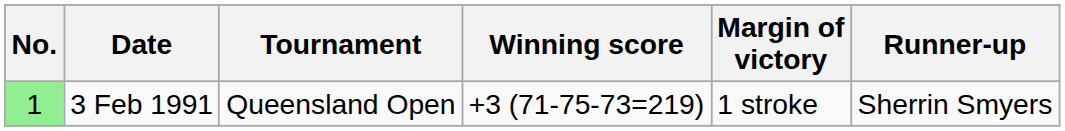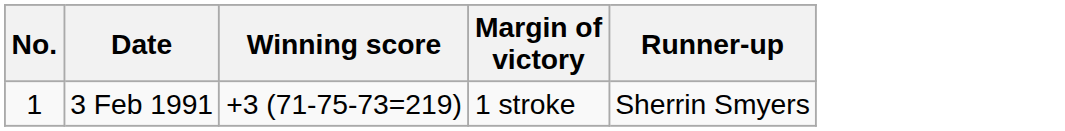- column: (341, 43)
(34, 104) lightgreen background -> (34, 104) no background
